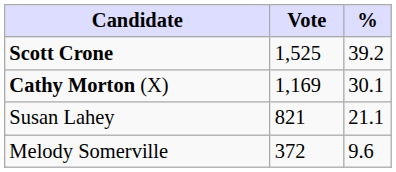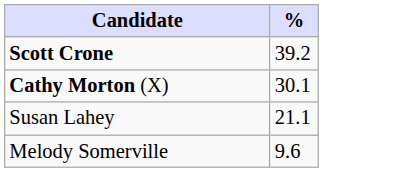- column: (307, 20)
